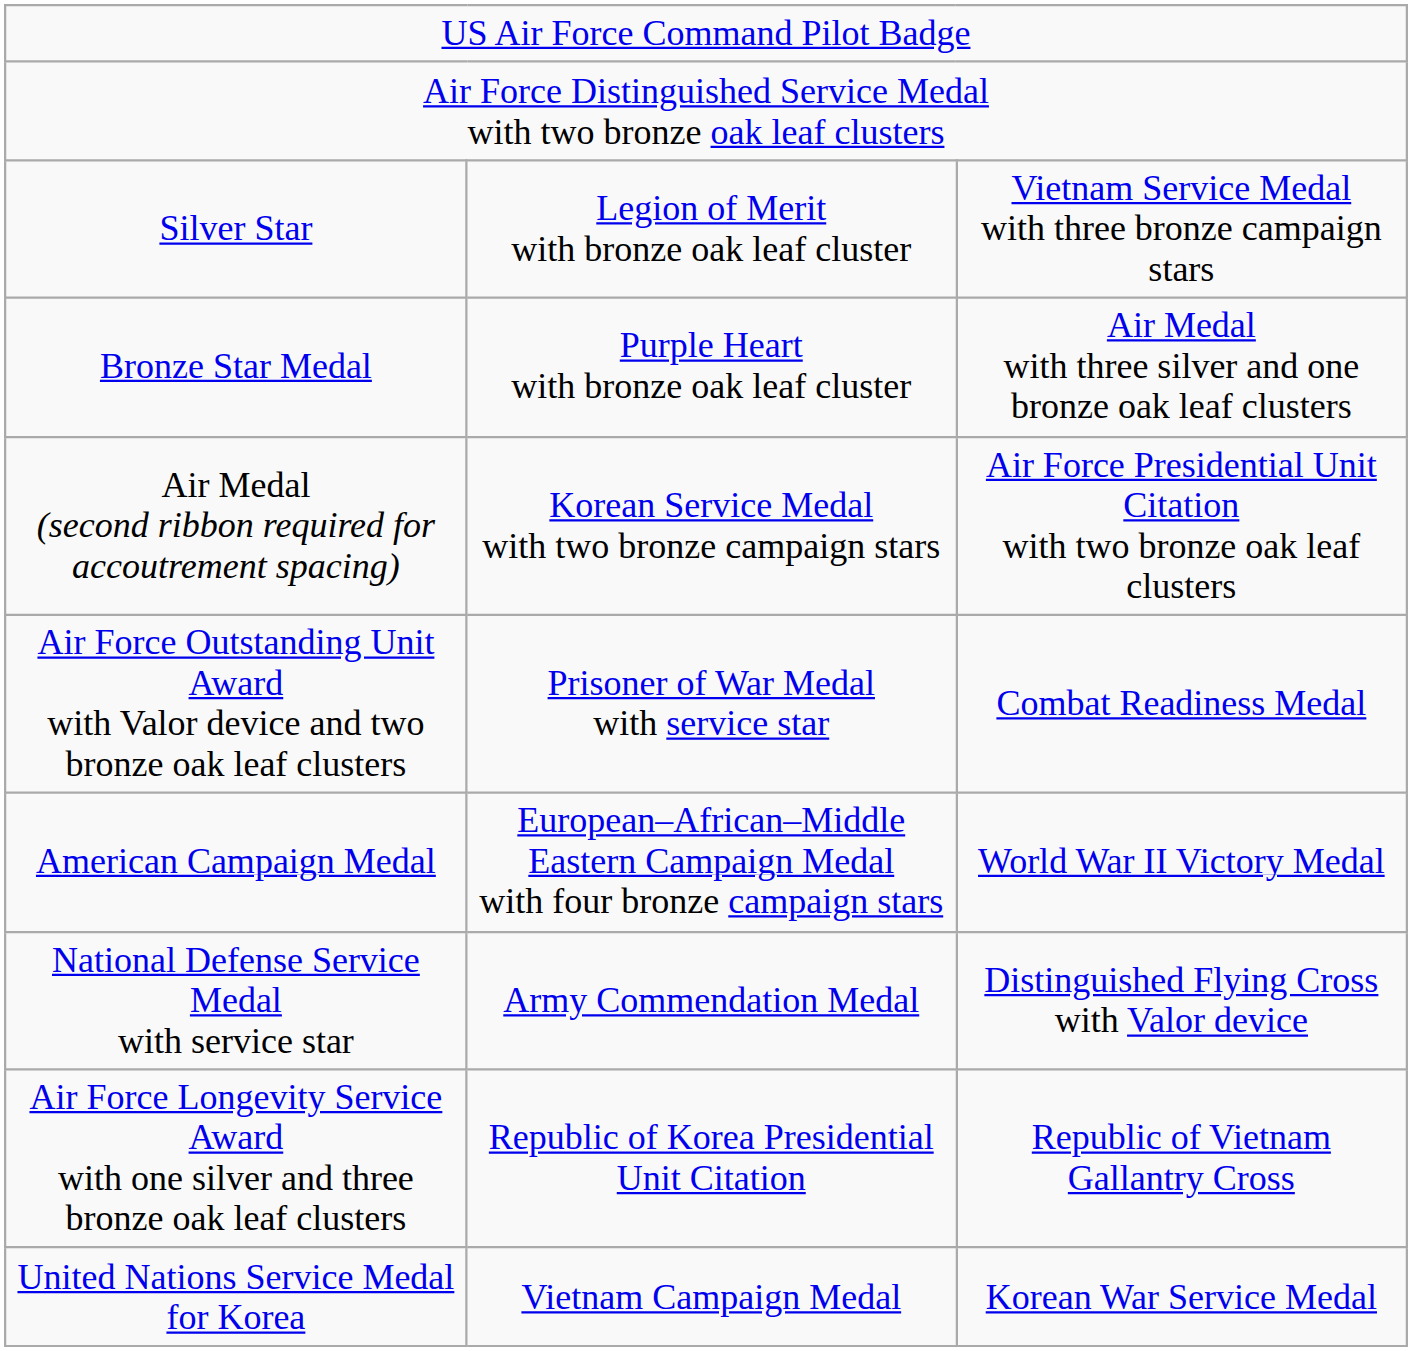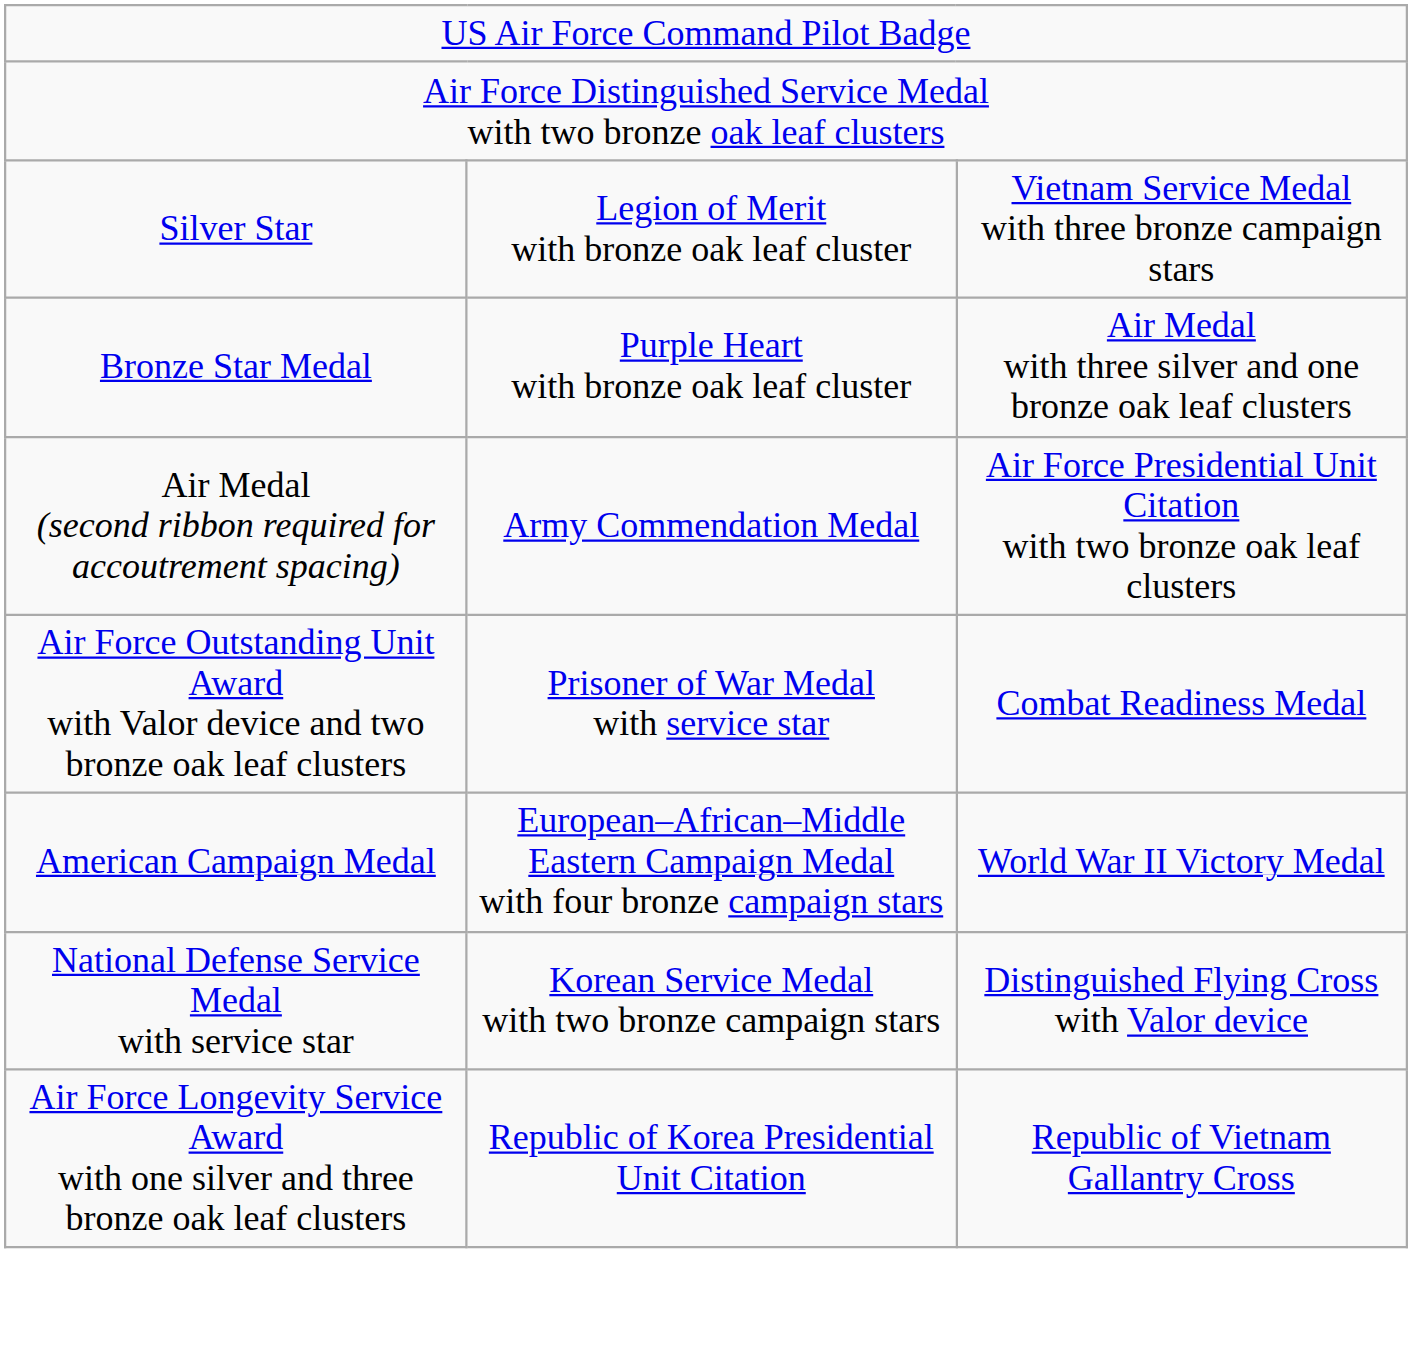(711, 524) Korean Service Medal with two bronze campaign stars -> (711, 524) Army Commendation Medal
(711, 999) Army Commendation Medal -> (711, 999) Korean Service Medal with two bronze campaign stars
- row: (236, 1296)
